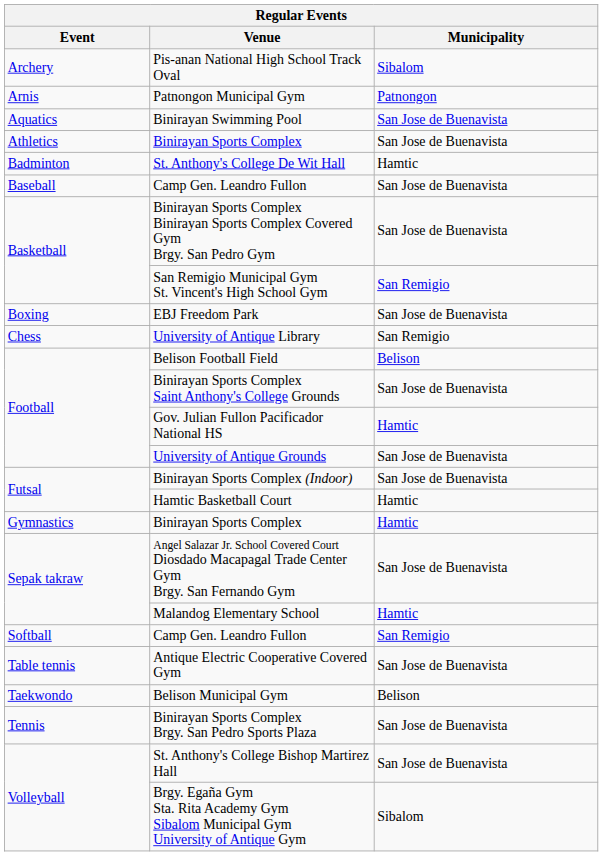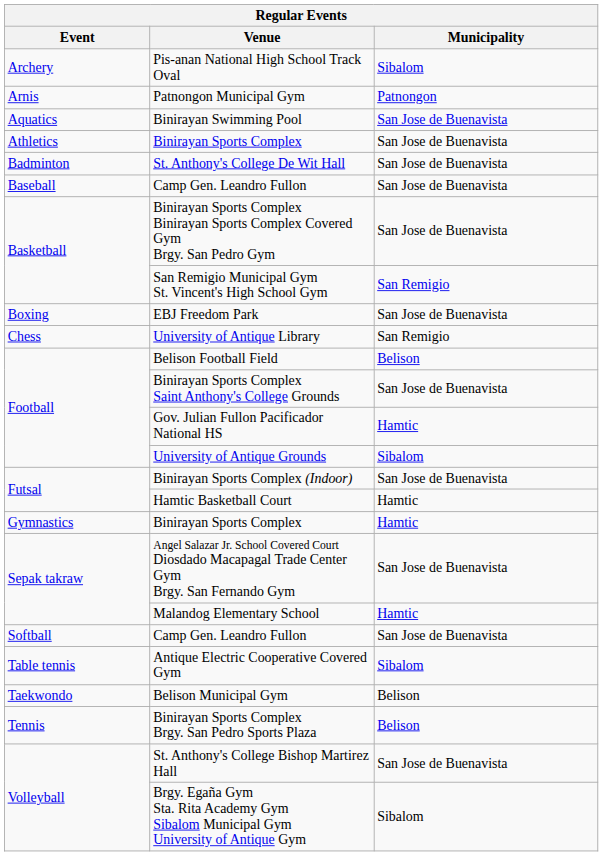(398, 163) Hamtic -> (442, 163) San Jose de Buenavista
(442, 456) San Jose de Buenavista -> (400, 456) Sibalom
(413, 635) San Remigio -> (442, 635) San Jose de Buenavista
(442, 665) San Jose de Buenavista -> (400, 665) Sibalom
(442, 725) San Jose de Buenavista -> (398, 725) Belison
